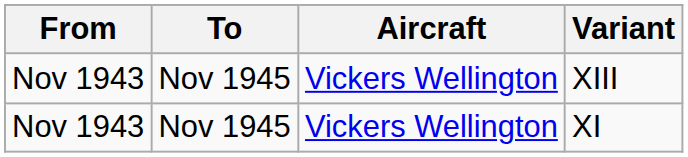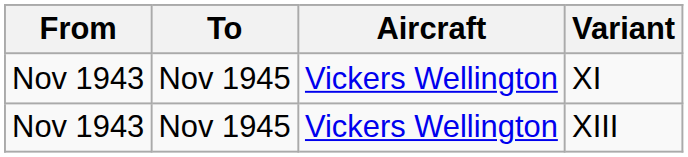rows swapped: (587, 126) <-> (595, 77)
